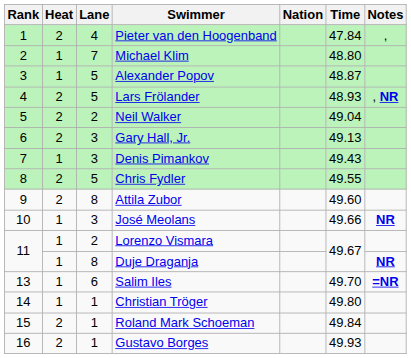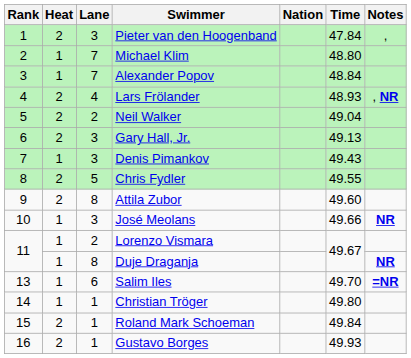(94, 35) 4 -> (94, 35) 3
(94, 76) 5 -> (94, 76) 7
(345, 76) 48.87 -> (345, 76) 48.84
(94, 96) 5 -> (94, 96) 4
